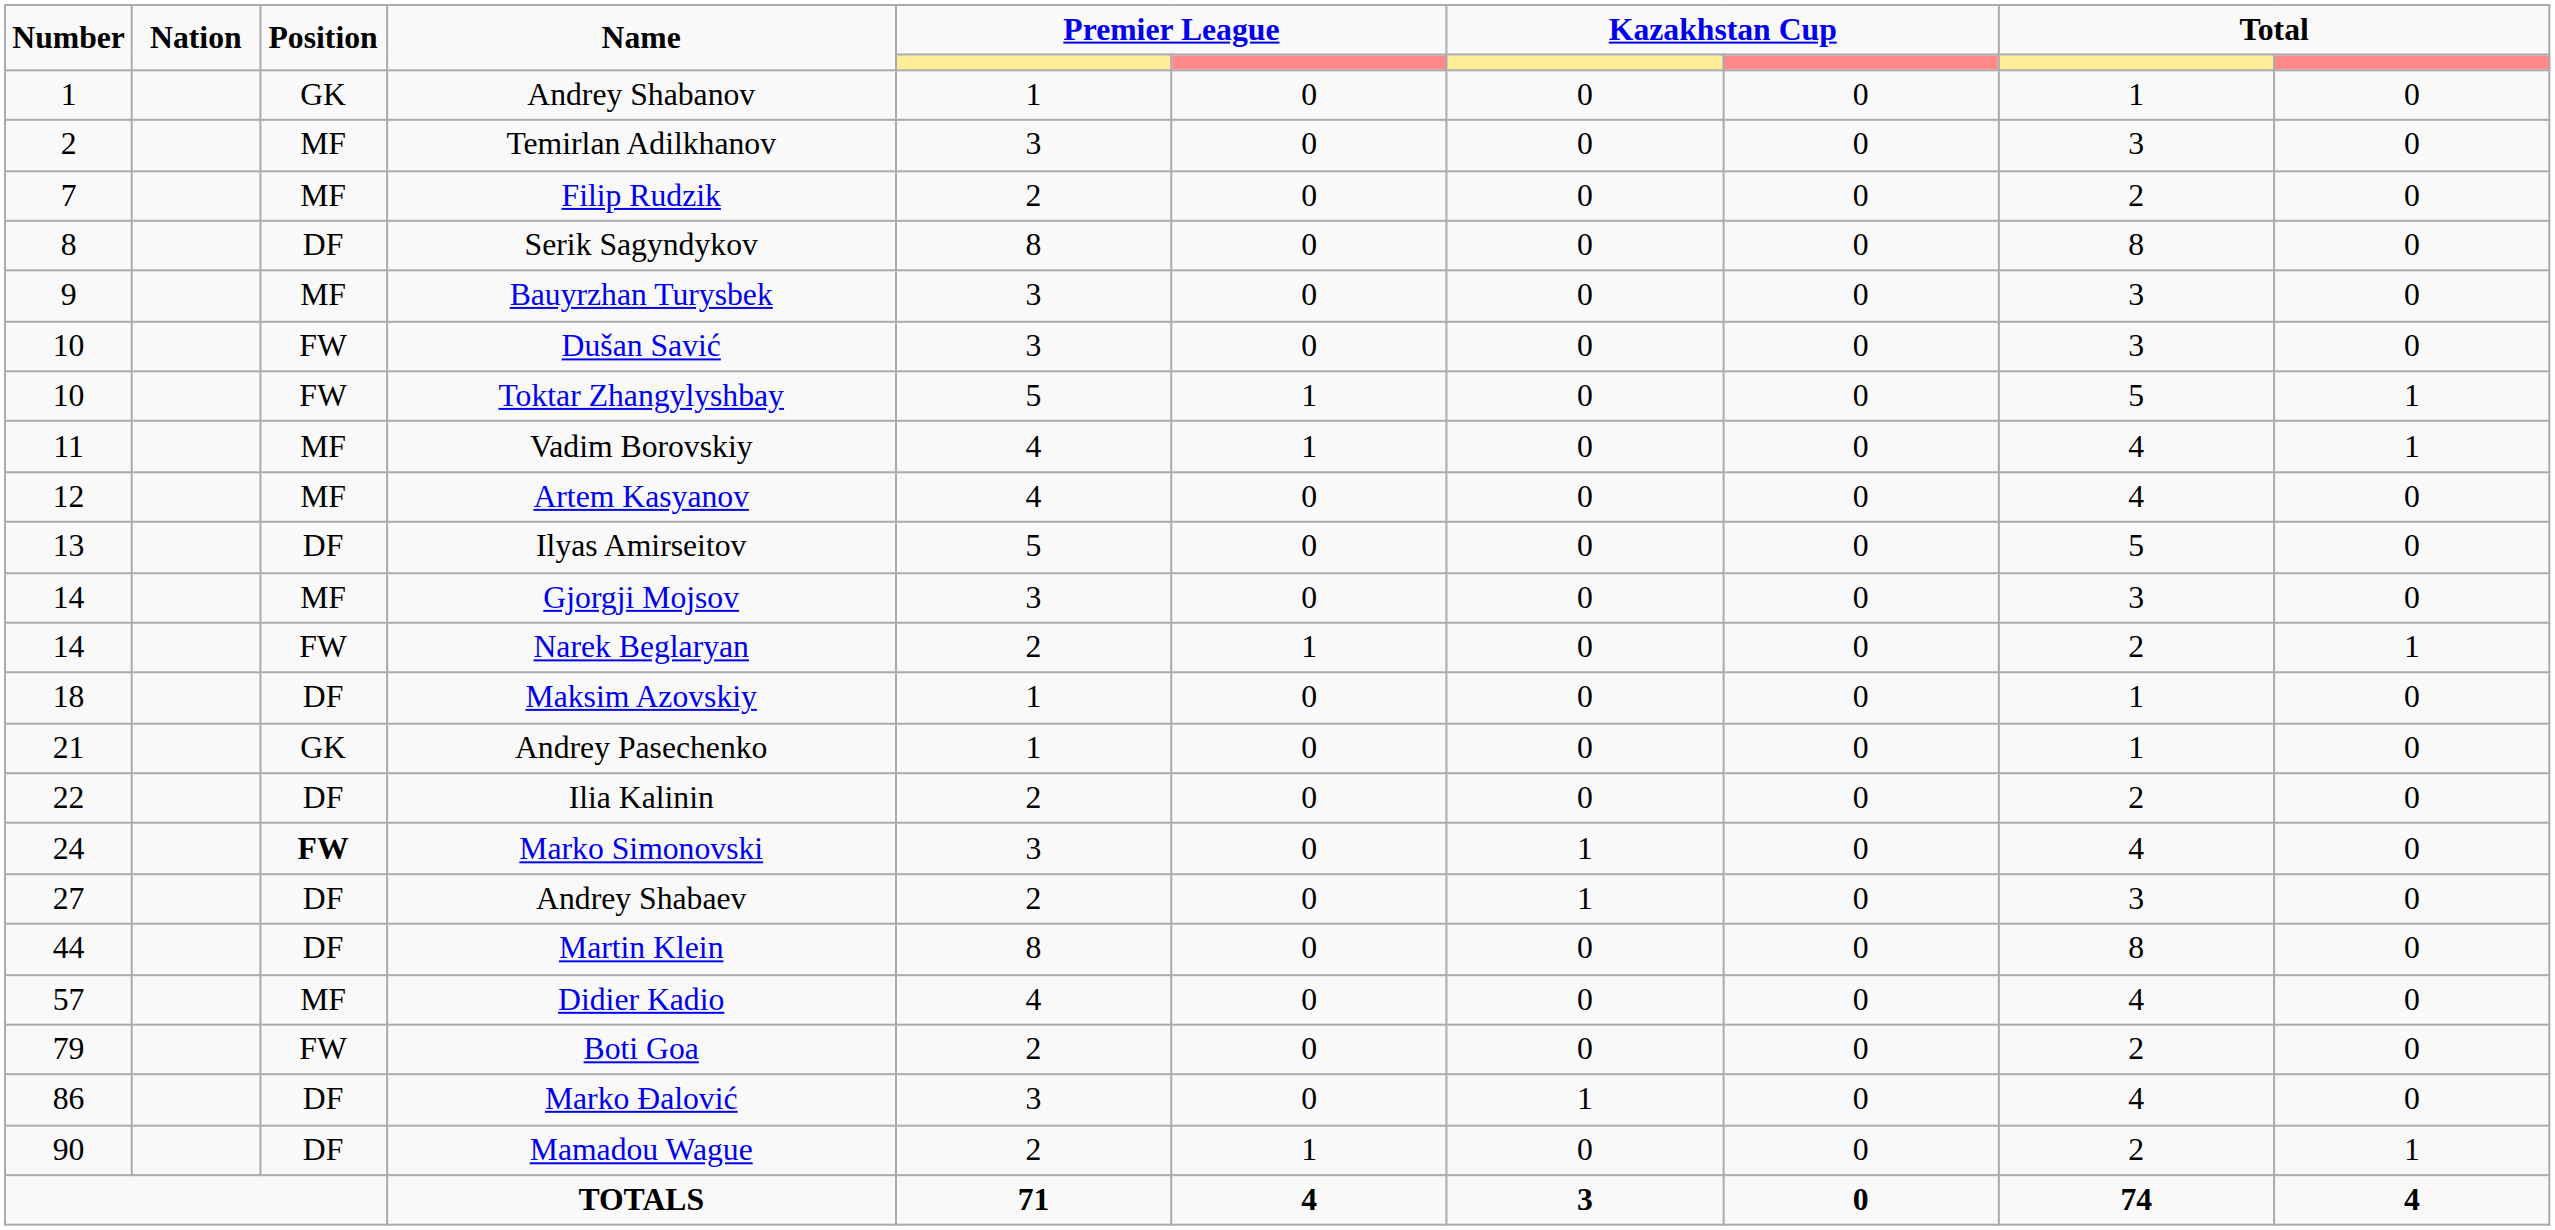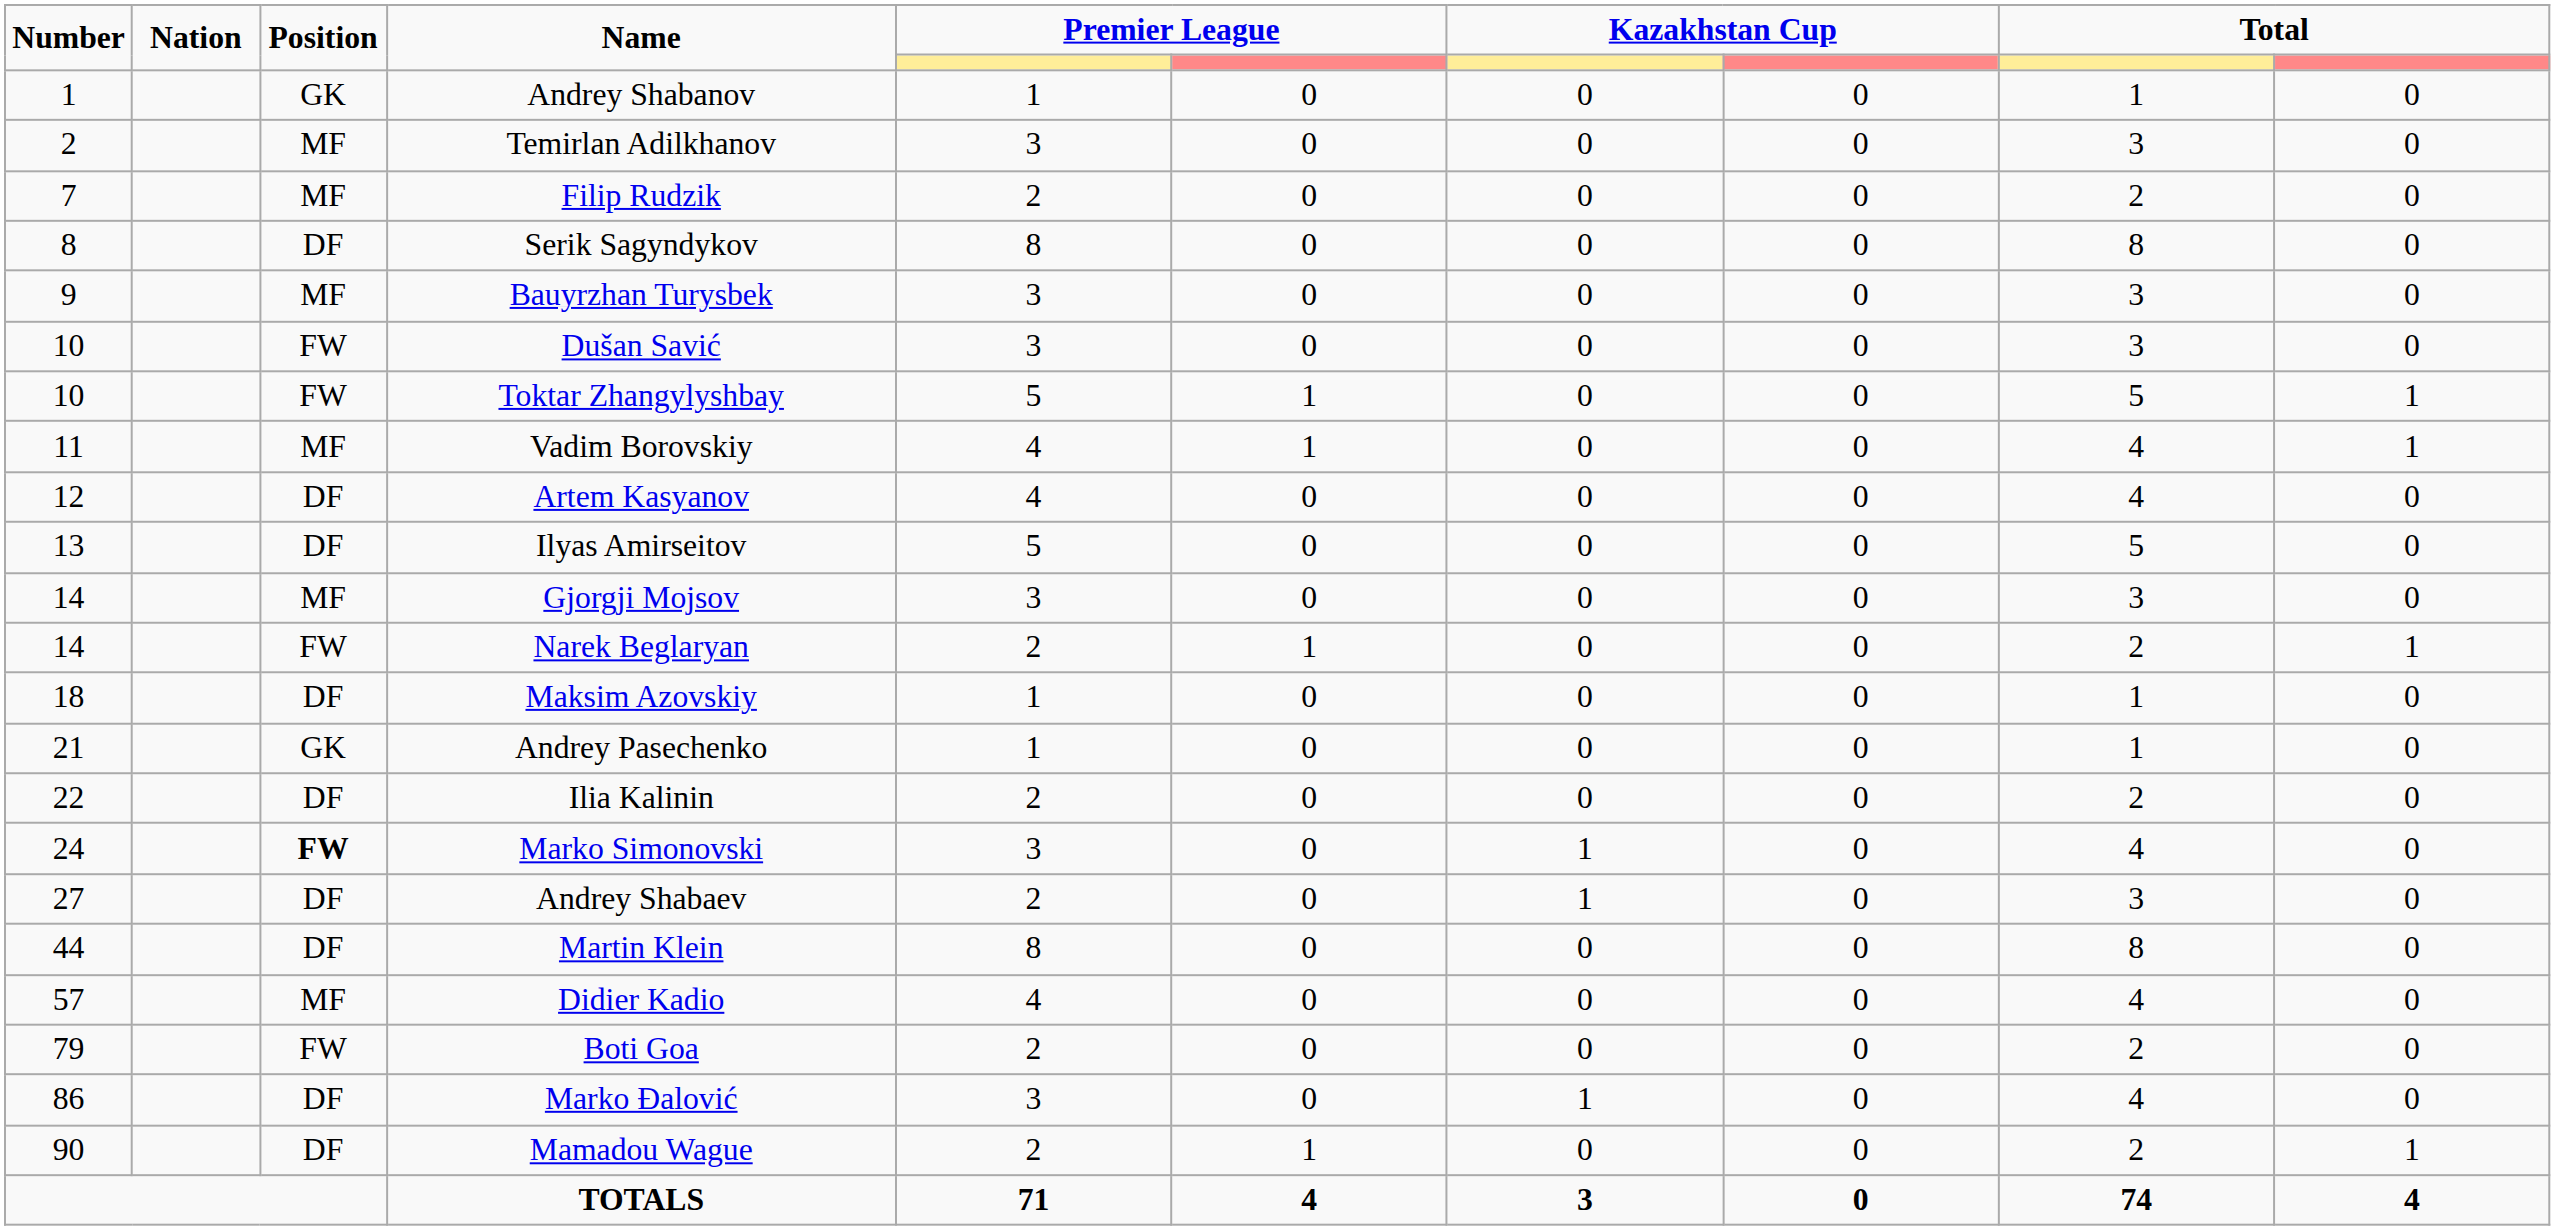(323, 496) MF -> (323, 496) DF
